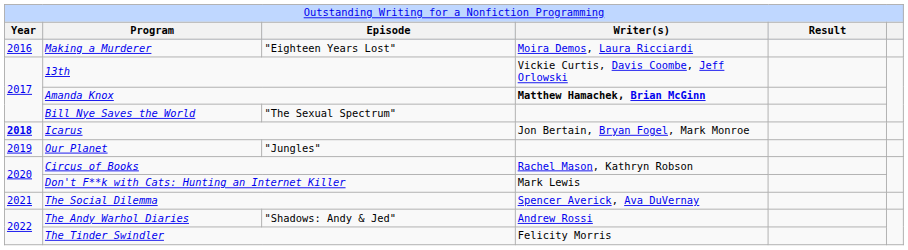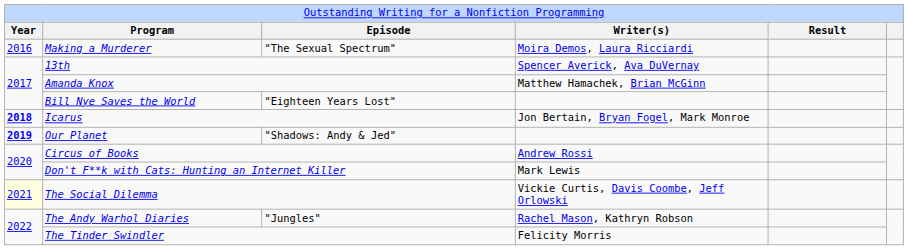(330, 48) "Eighteen Years Lost" -> (330, 48) "The Sexual Spectrum"
(621, 72) Vickie Curtis, Davis Coombe, Jeff Orlowski -> (609, 65) Spencer Averick, Ava DuVernay
(612, 95) bold -> (612, 83) normal
(330, 113) "The Sexual Spectrum" -> (330, 100) "Eighteen Years Lost"
(19, 148) normal -> (19, 135) bold
(293, 148) "Jungles" -> (330, 135) "Shadows: Andy & Jed"
(605, 165) Rachel Mason, Kathryn Robson -> (555, 153) Andrew Rossi
(19, 200) no background -> (19, 194) lightyellow background
(609, 200) Spencer Averick, Ava DuVernay -> (621, 194) Vickie Curtis, Davis Coombe, Jeff Orlowski
(330, 218) "Shadows: Andy & Jed" -> (293, 218) "Jungles"
(555, 218) Andrew Rossi -> (605, 218) Rachel Mason, Kathryn Robson
